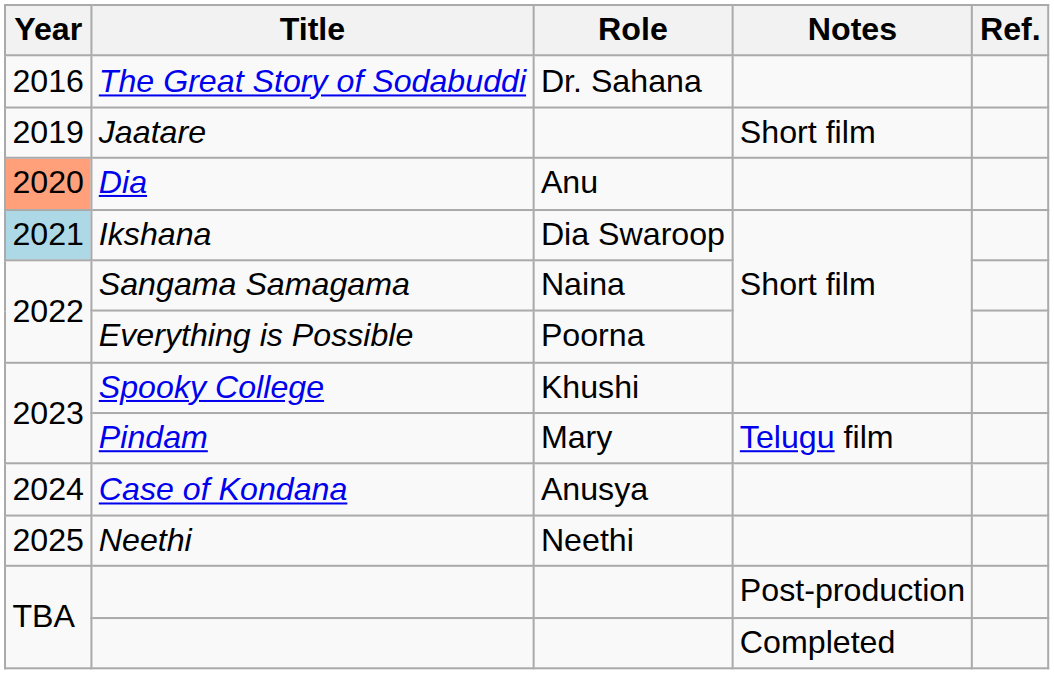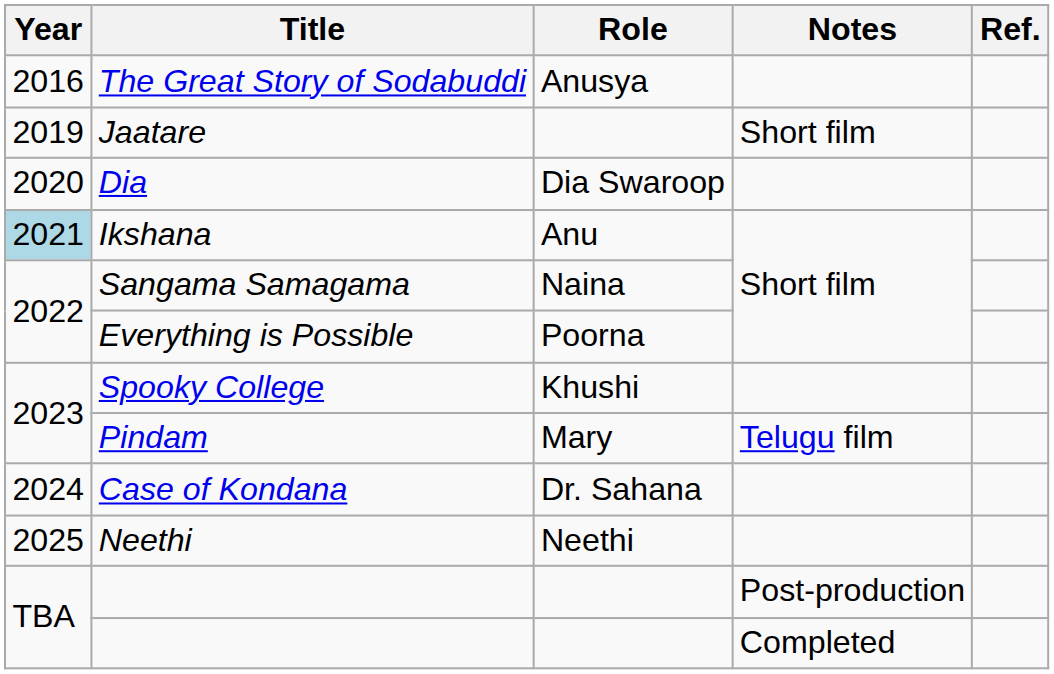(621, 81) Dr. Sahana -> (595, 81) Anusya
(48, 183) lightsalmon background -> (48, 183) no background
(570, 183) Anu -> (633, 183) Dia Swaroop
(633, 234) Dia Swaroop -> (570, 234) Anu
(595, 489) Anusya -> (621, 489) Dr. Sahana
